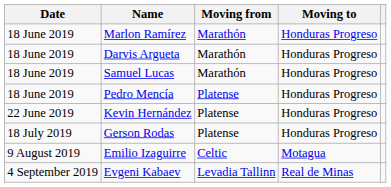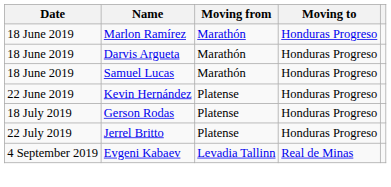- row: (139, 93)
+ row: (134, 133)
- row: (145, 152)
